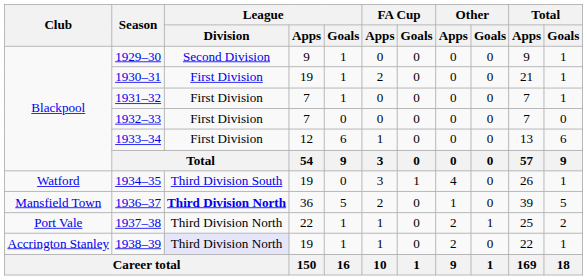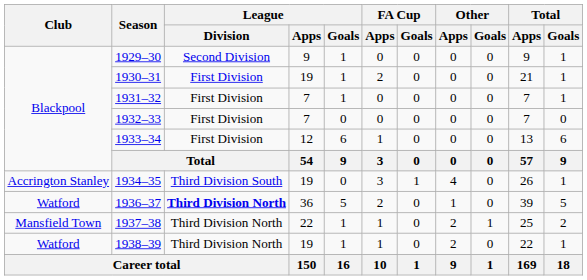(58, 181) Watford -> (58, 181) Accrington Stanley
(58, 202) Mansfield Town -> (58, 202) Watford
(58, 222) Port Vale -> (58, 222) Mansfield Town
(58, 243) Accrington Stanley -> (58, 243) Watford
(227, 243) lavender background -> (227, 243) no background
